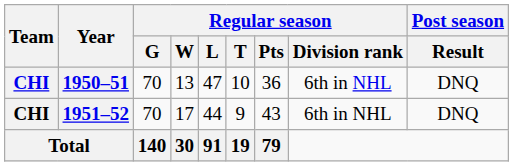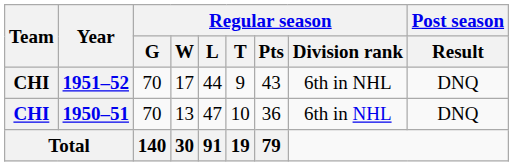rows swapped: (96, 83) <-> (96, 114)
